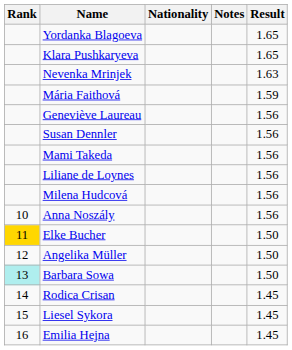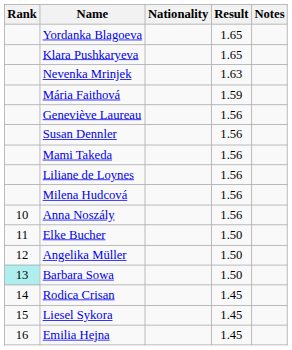columns swapped: (267, 14) <-> (229, 14)
(22, 235) gold background -> (22, 235) no background
